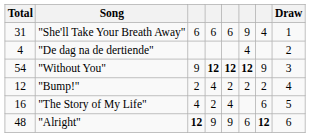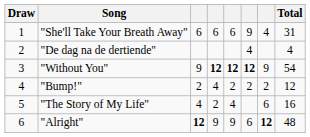columns swapped: (289, 13) <-> (20, 13)
